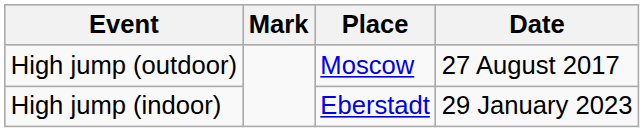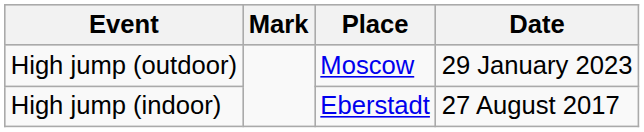(531, 65) 27 August 2017 -> (537, 65) 29 January 2023
(537, 106) 29 January 2023 -> (531, 106) 27 August 2017
